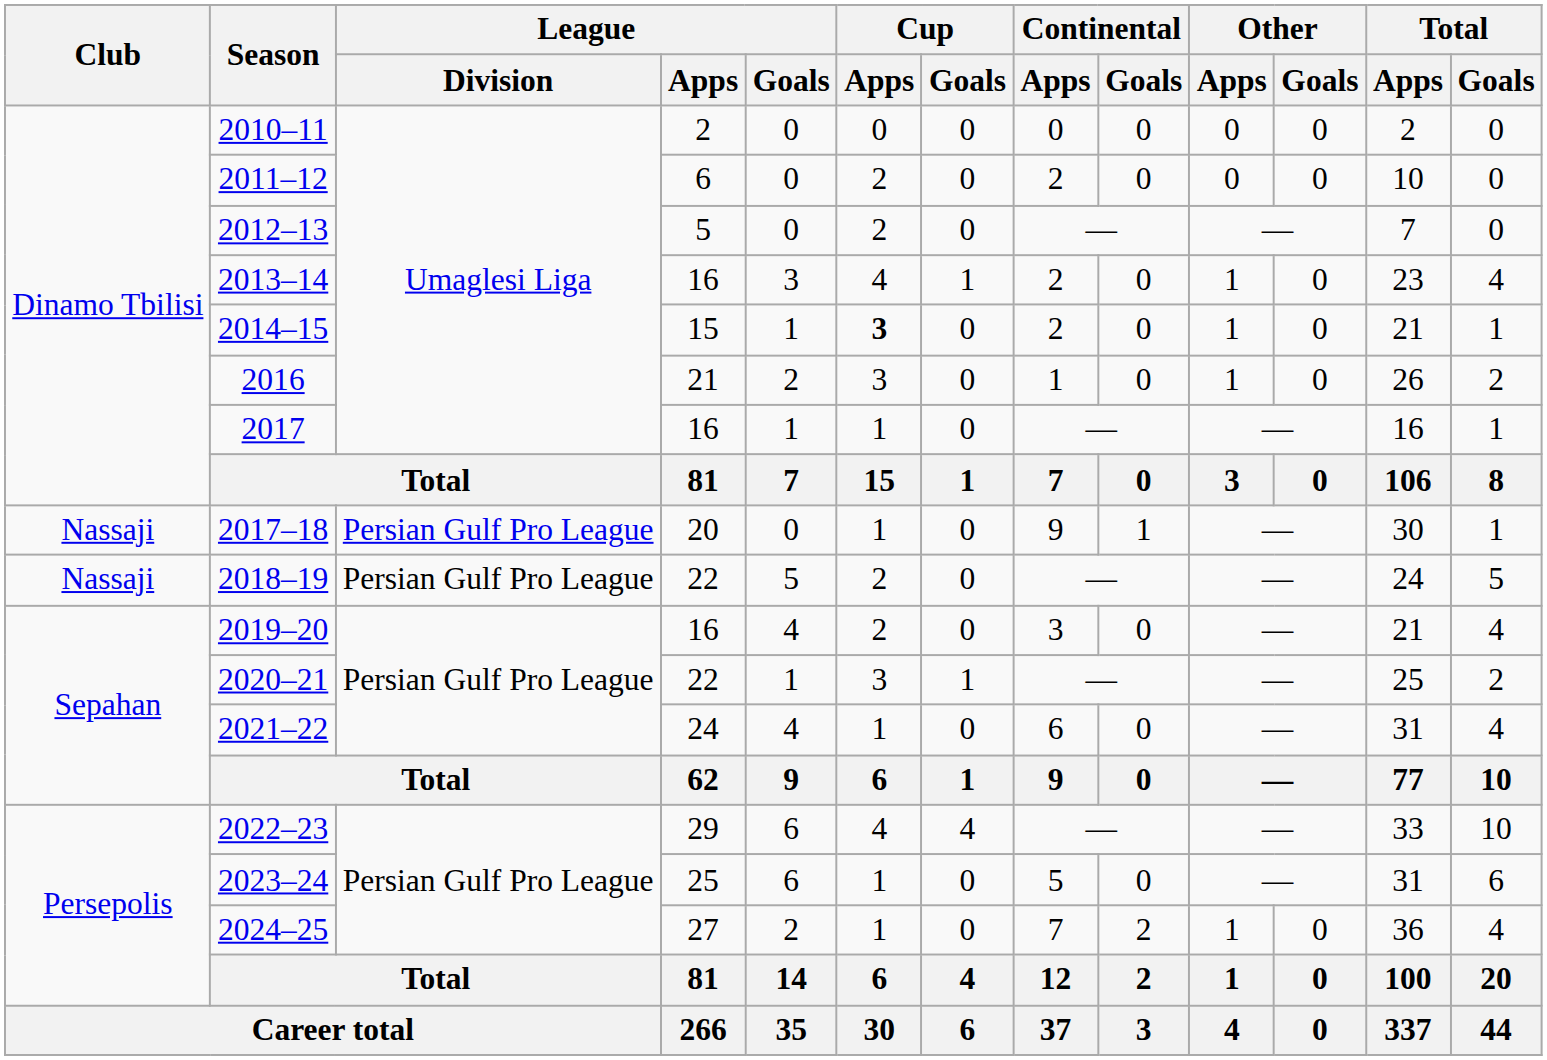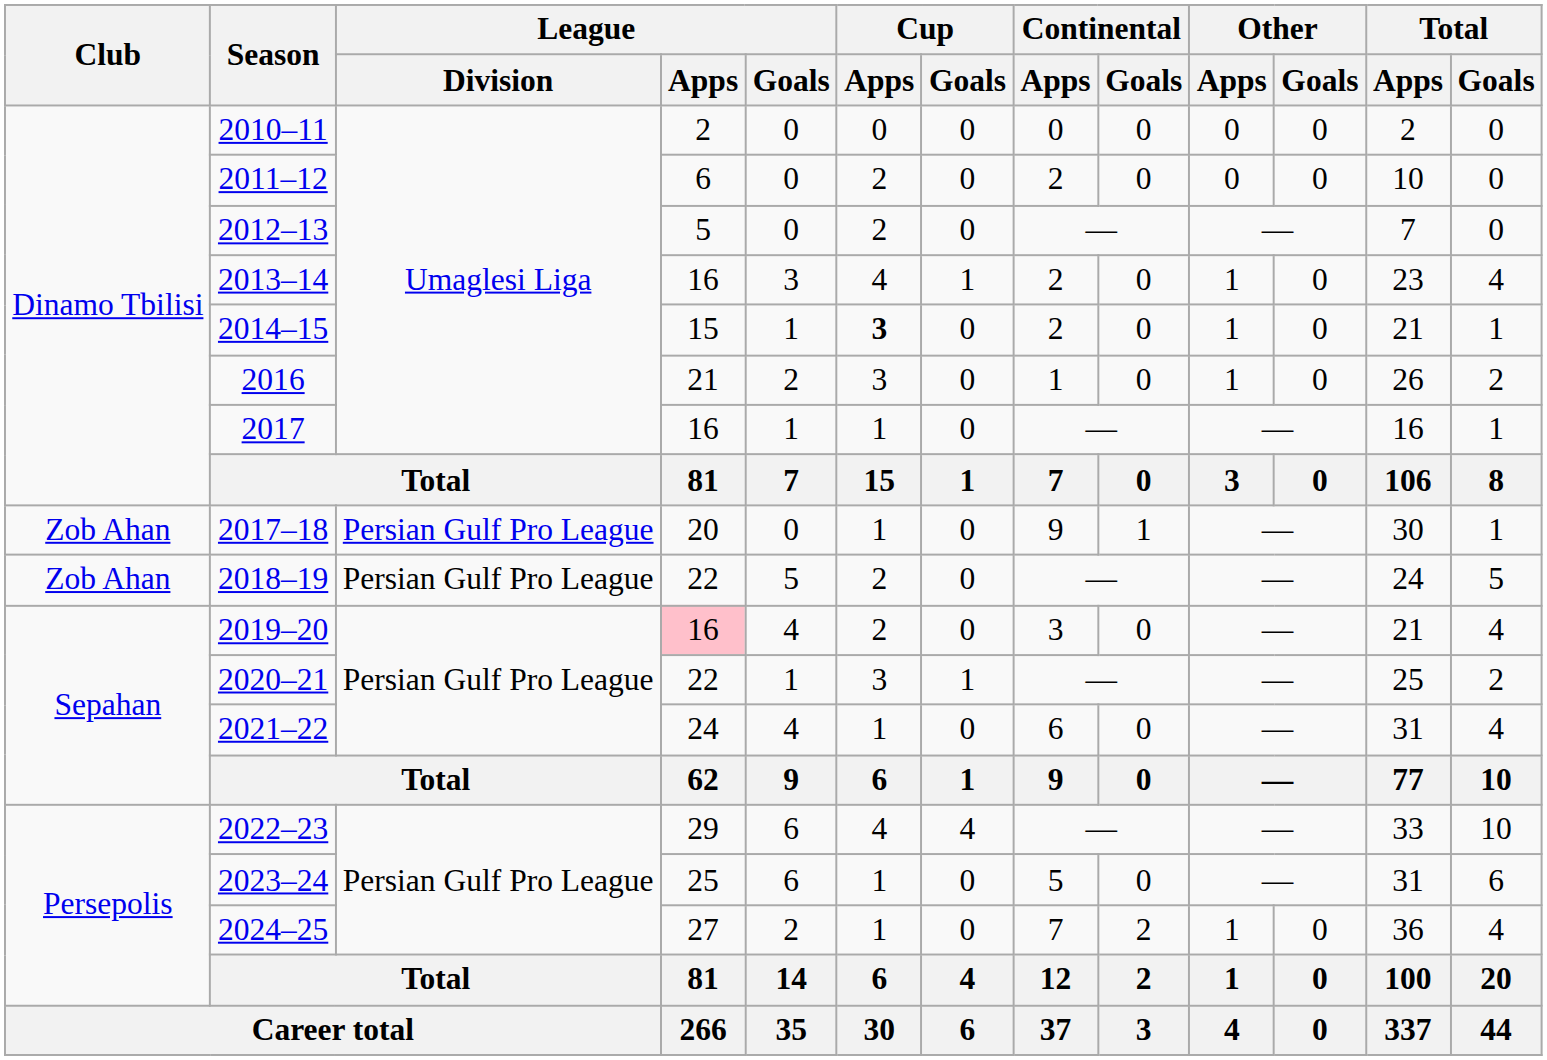(108, 529) Nassaji -> (108, 529) Zob Ahan
(108, 579) Nassaji -> (108, 579) Zob Ahan
(703, 629) no background -> (703, 629) pink background
